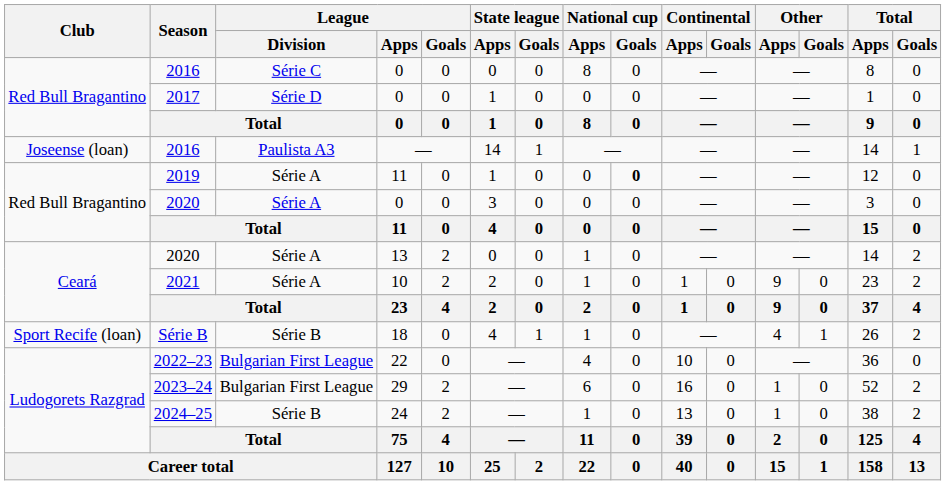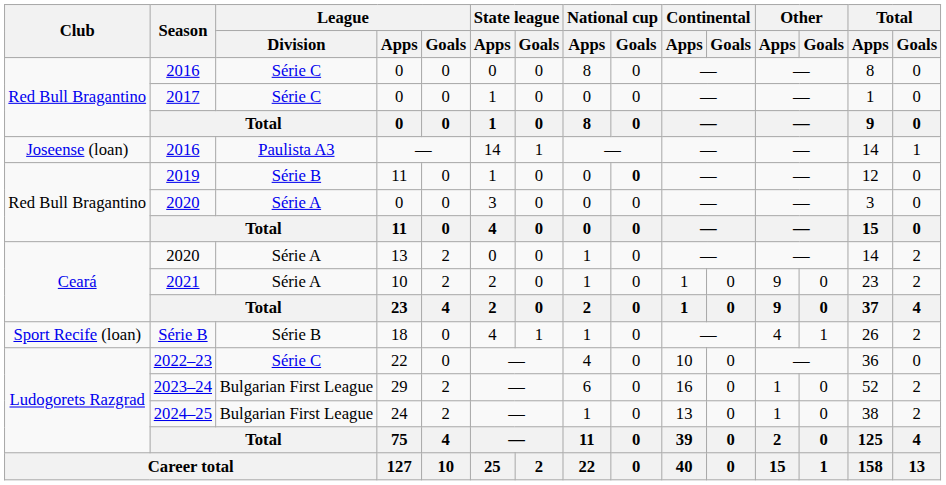(296, 96) Série D -> (296, 96) Série C
(296, 176) Série A -> (296, 176) Série B
(296, 360) Bulgarian First League -> (296, 360) Série C
(296, 413) Série B -> (296, 413) Bulgarian First League
